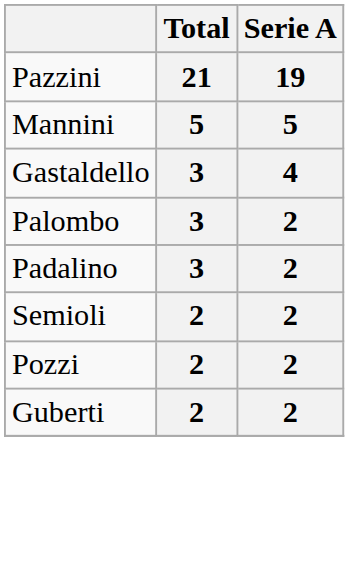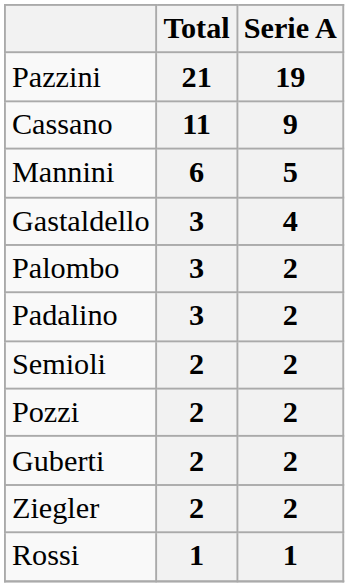+ row: (62, 124)
(197, 124) 5 -> (197, 172) 6
+ row: (56, 508)
+ row: (46, 556)
